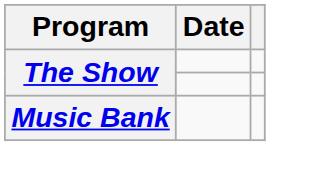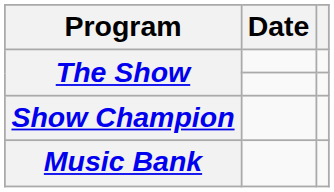+ row: (123, 117)
